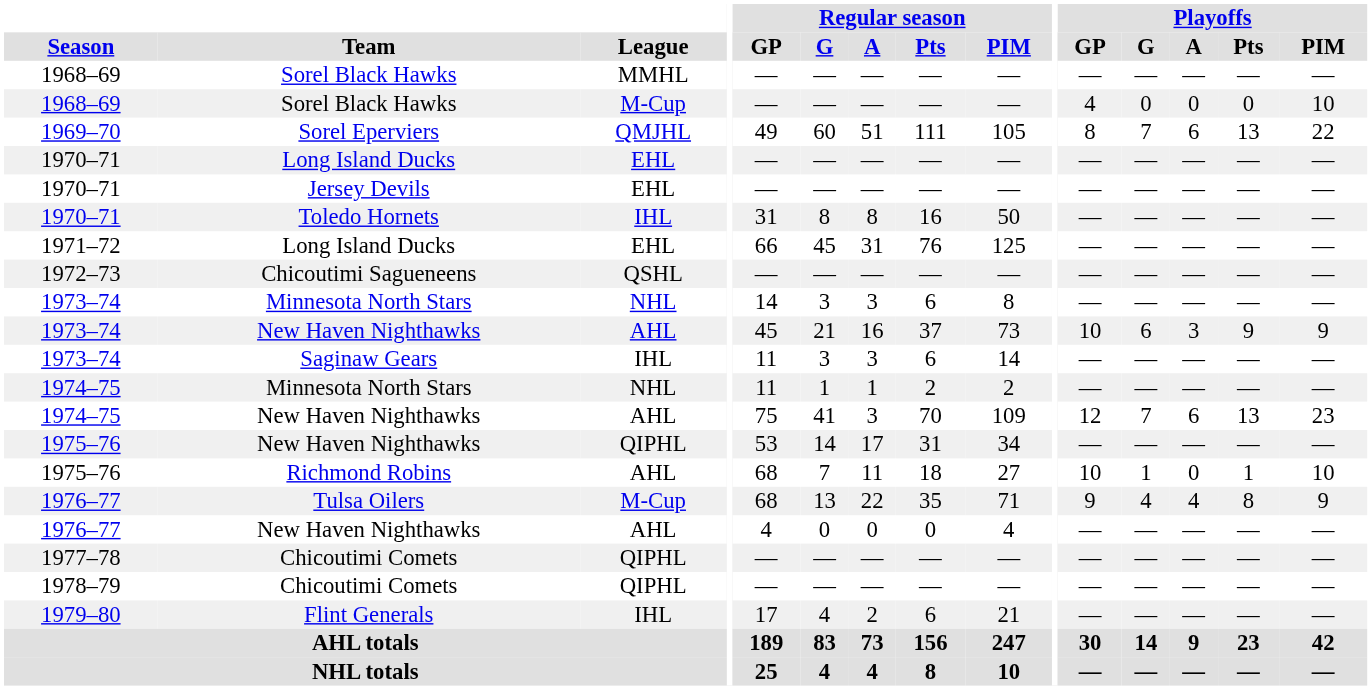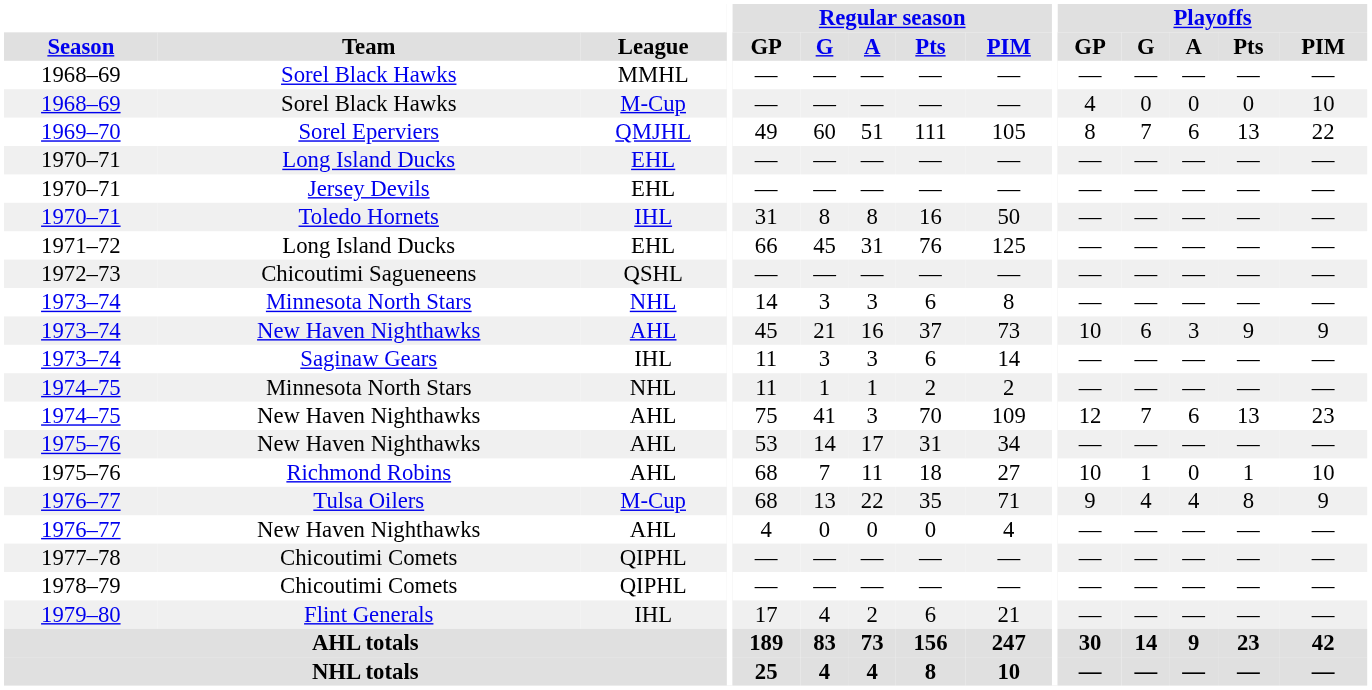(653, 443) QIPHL -> (653, 443) AHL
